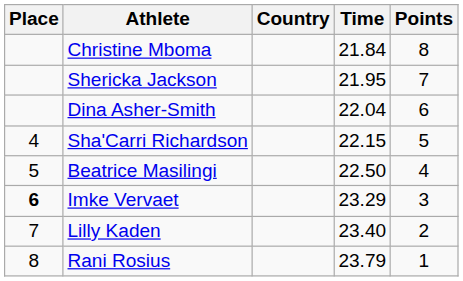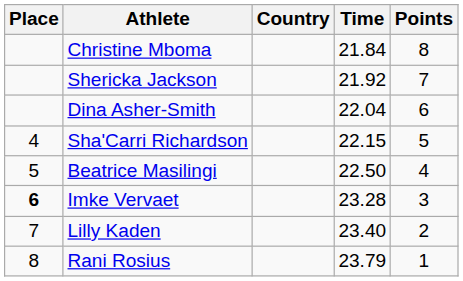(362, 79) 21.95 -> (362, 79) 21.92
(362, 200) 23.29 -> (362, 200) 23.28
